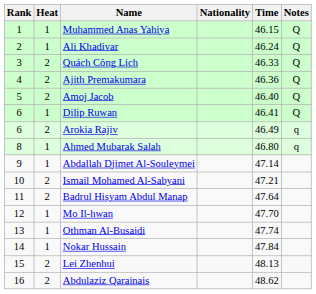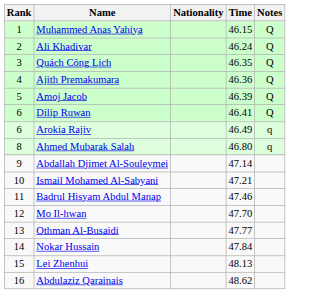- column: (47, 12)
(267, 63) 46.33 -> (240, 63) 46.35
(267, 96) 46.40 -> (240, 96) 46.39
(267, 197) 47.64 -> (240, 197) 47.46
(267, 230) 47.74 -> (240, 230) 47.77
